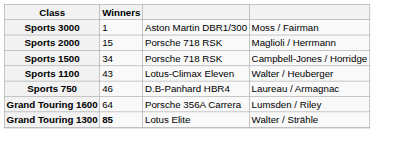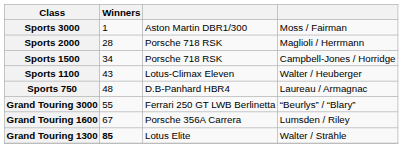(108, 43) 15 -> (108, 43) 28
(108, 89) 46 -> (108, 89) 48
+ row: (52, 105)
(108, 105) 64 -> (108, 120) 67
